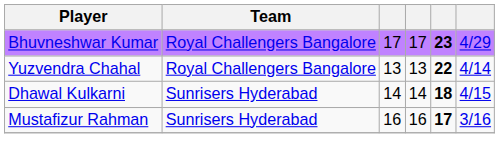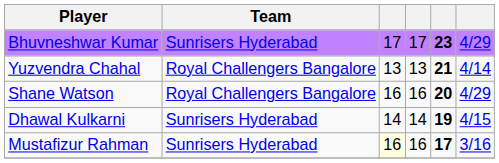(271, 42) Royal Challengers Bangalore -> (242, 42) Sunrisers Hyderabad
(443, 68) 22 -> (443, 68) 21
+ row: (61, 94)
(443, 94) 18 -> (443, 119) 19
(392, 119) no background -> (392, 145) lightyellow background
